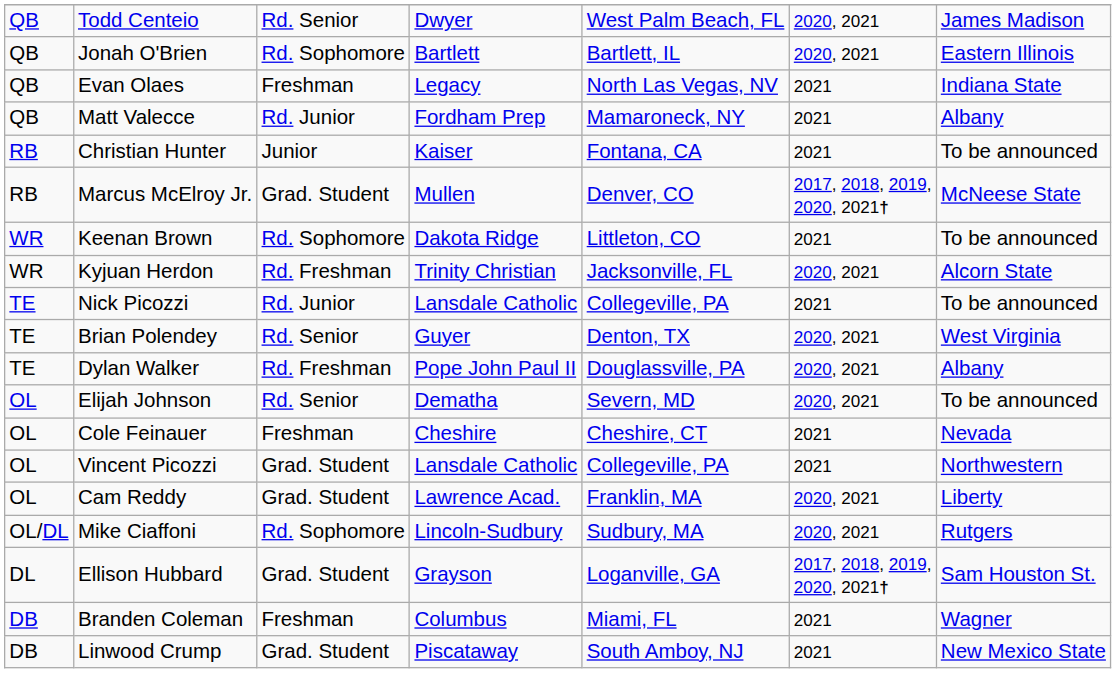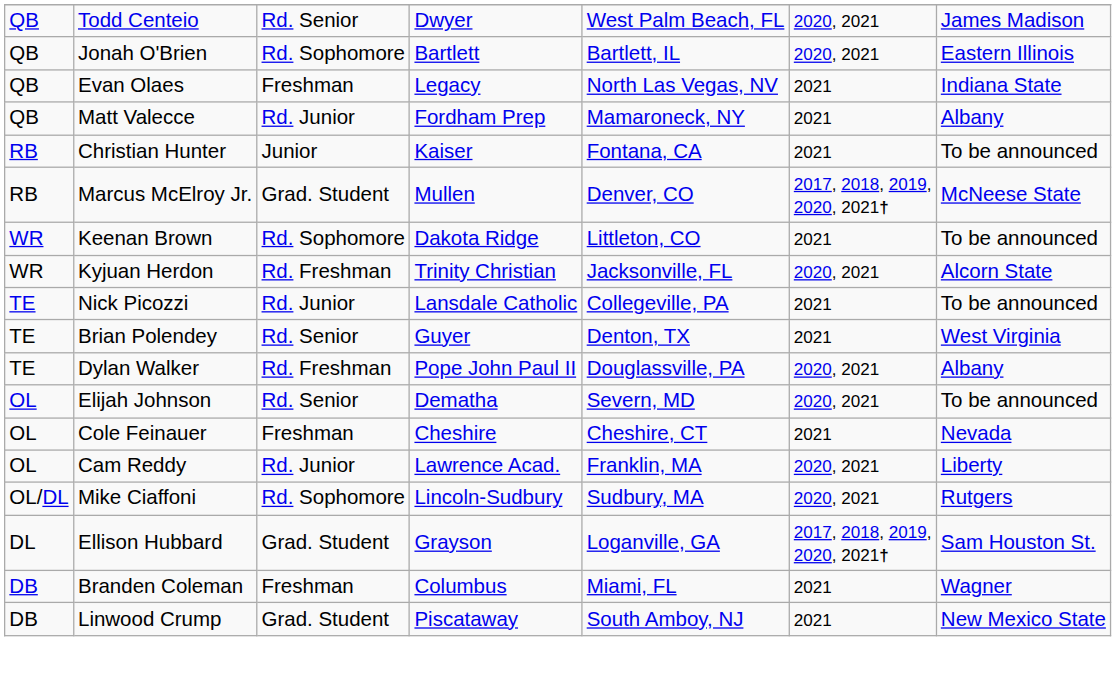(837, 337) 2020, 2021 -> (813, 337) 2021
- row: (147, 466)
(325, 498) Grad. Student -> (308, 466) Rd. Junior
